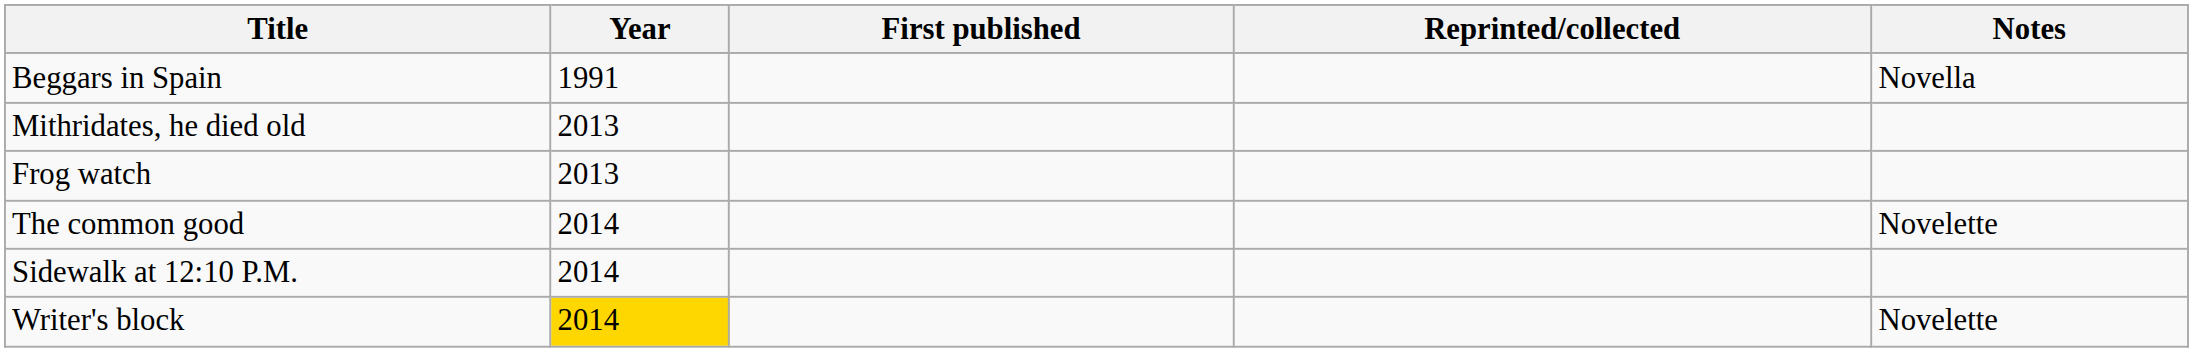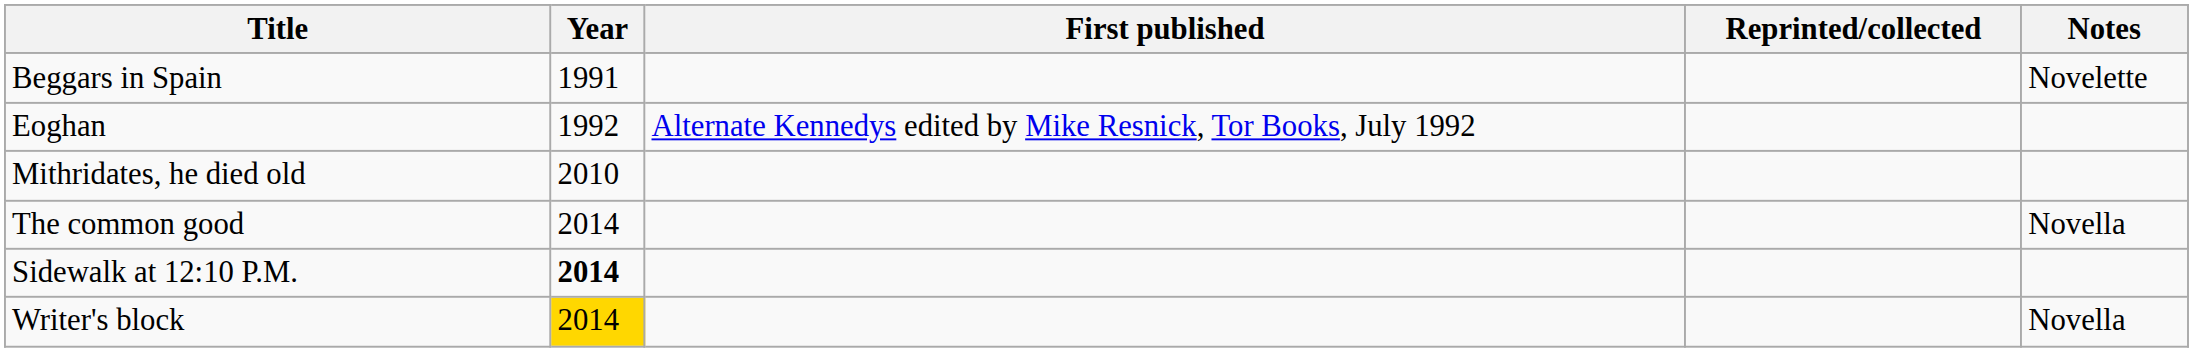(1927, 77) Novella -> (2088, 77) Novelette
+ row: (59, 126)
(588, 126) 2013 -> (588, 175) 2010
- row: (82, 175)
(1938, 223) Novelette -> (2077, 223) Novella
(588, 272) normal -> (588, 272) bold
(1938, 321) Novelette -> (2077, 321) Novella
